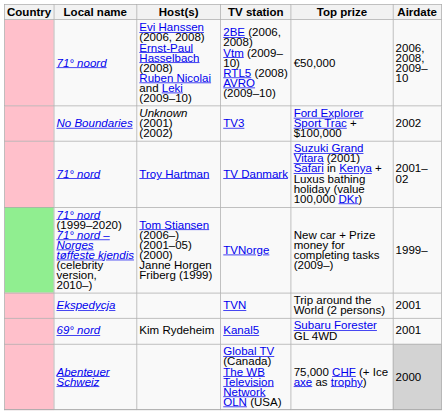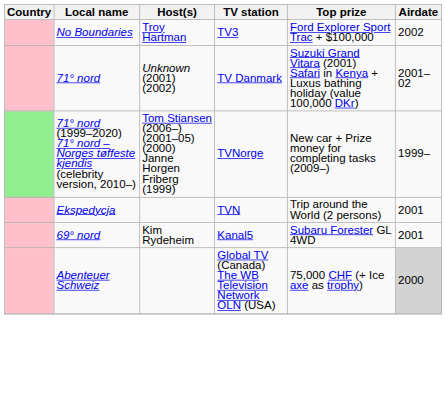- row: (82, 62)
(163, 123) Unknown (2001) (2002) -> (164, 32) Troy Hartman
(174, 174) Troy Hartman -> (166, 78) Unknown (2001) (2002)
